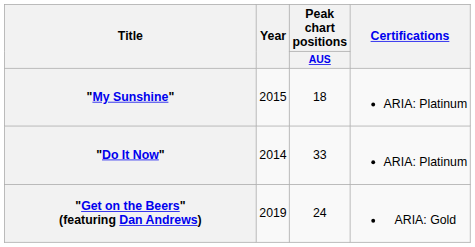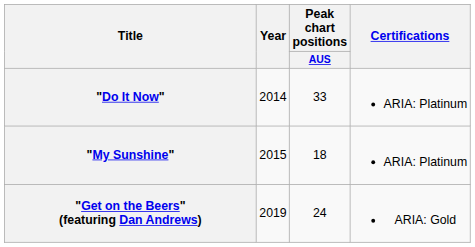rows swapped: (130, 155) <-> (130, 97)
